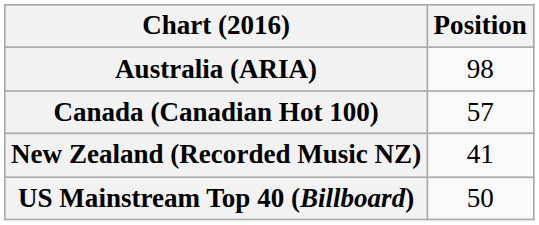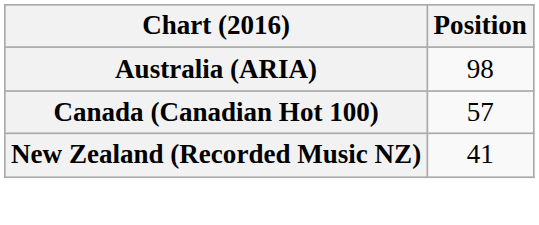- row: (216, 197)
